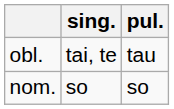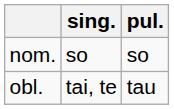rows swapped: (33, 87) <-> (26, 54)
